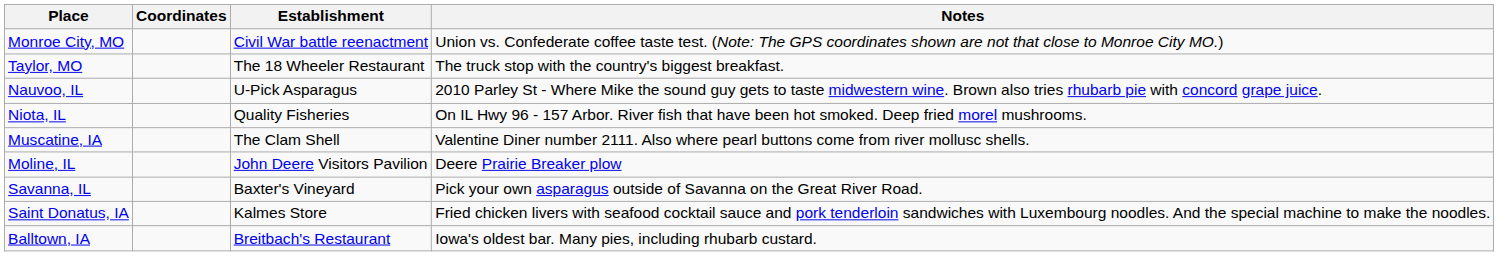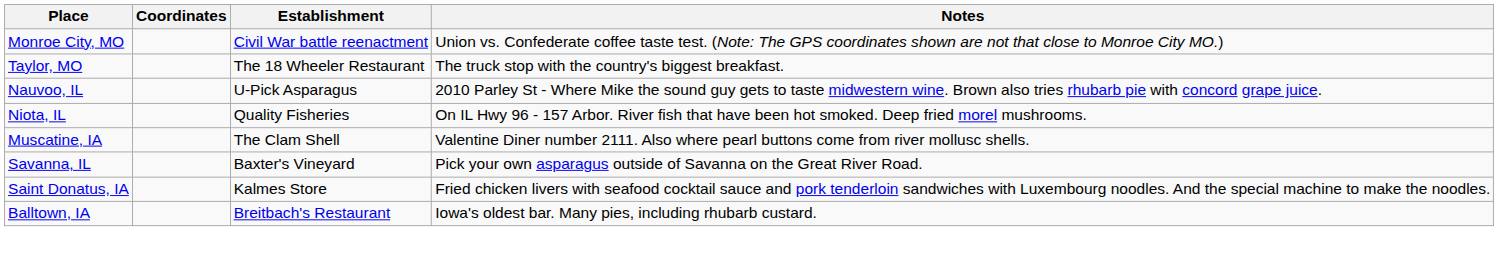- row: (42, 164)
